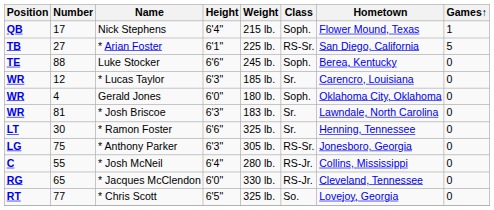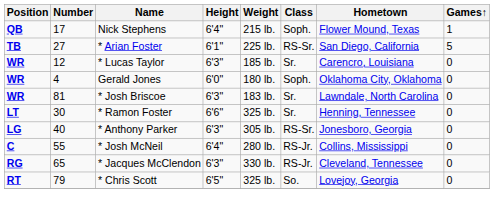- row: (129, 63)
(59, 146) 75 -> (59, 130) 40
(214, 180) 6'0" -> (214, 163) 6'3"
(59, 197) 77 -> (59, 180) 79
